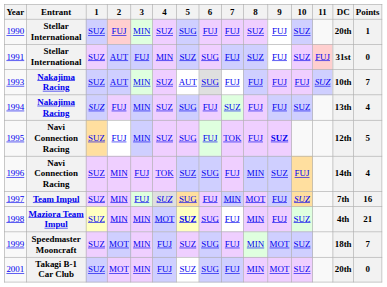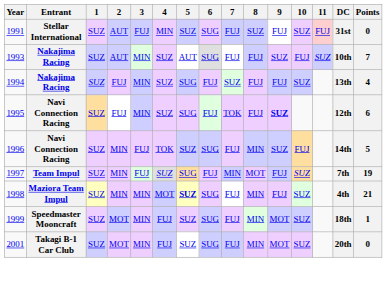- row: (15, 32)
(280, 82) FUJ -> (280, 57) SUZ
(368, 138) 5 -> (368, 113) 6
(368, 174) 4 -> (368, 149) 5
(368, 199) 16 -> (368, 174) 19
(368, 244) 7 -> (368, 219) 1
